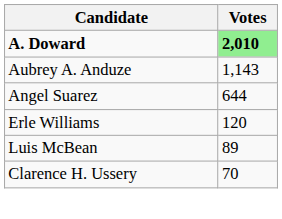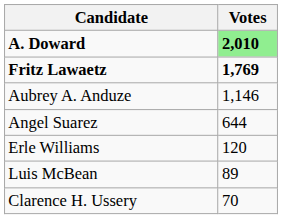+ row: (58, 69)
(240, 69) 1,143 -> (240, 95) 1,146
